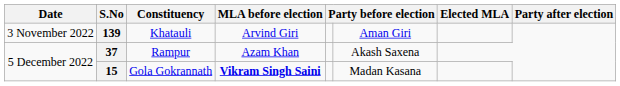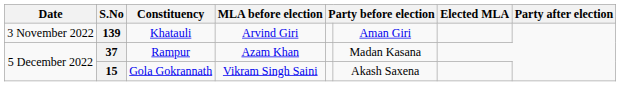(385, 52) Akash Saxena -> (385, 52) Madan Kasana
(270, 71) bold -> (270, 71) normal
(385, 71) Madan Kasana -> (385, 71) Akash Saxena
